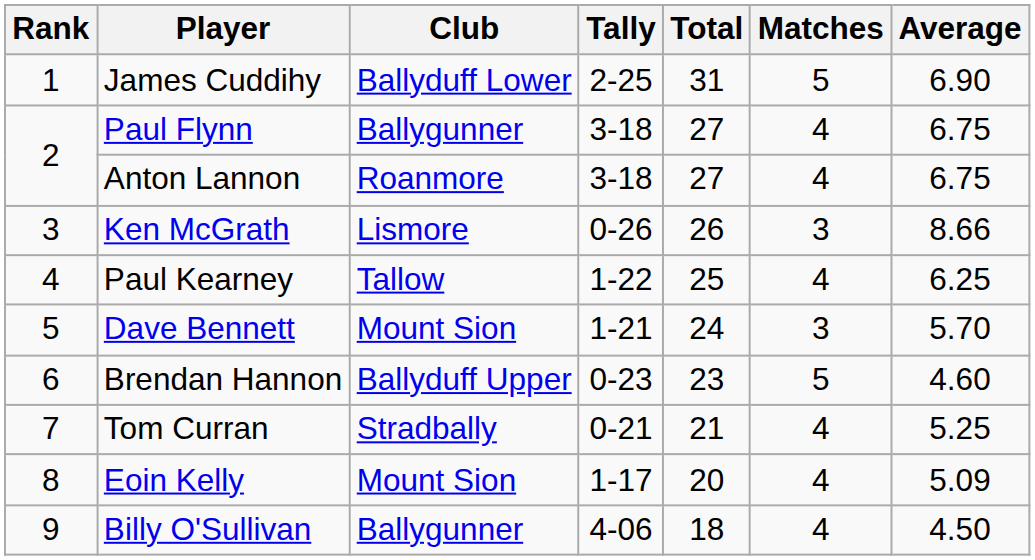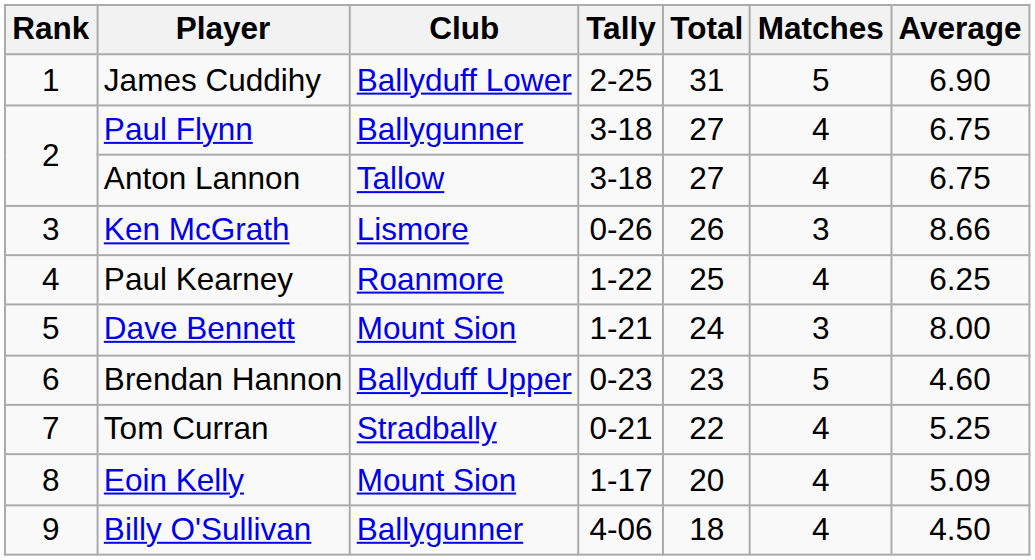(430, 179) Roanmore -> (401, 179) Tallow
(401, 279) Tallow -> (430, 279) Roanmore
(960, 329) 5.70 -> (960, 329) 8.00
(707, 429) 21 -> (707, 429) 22
